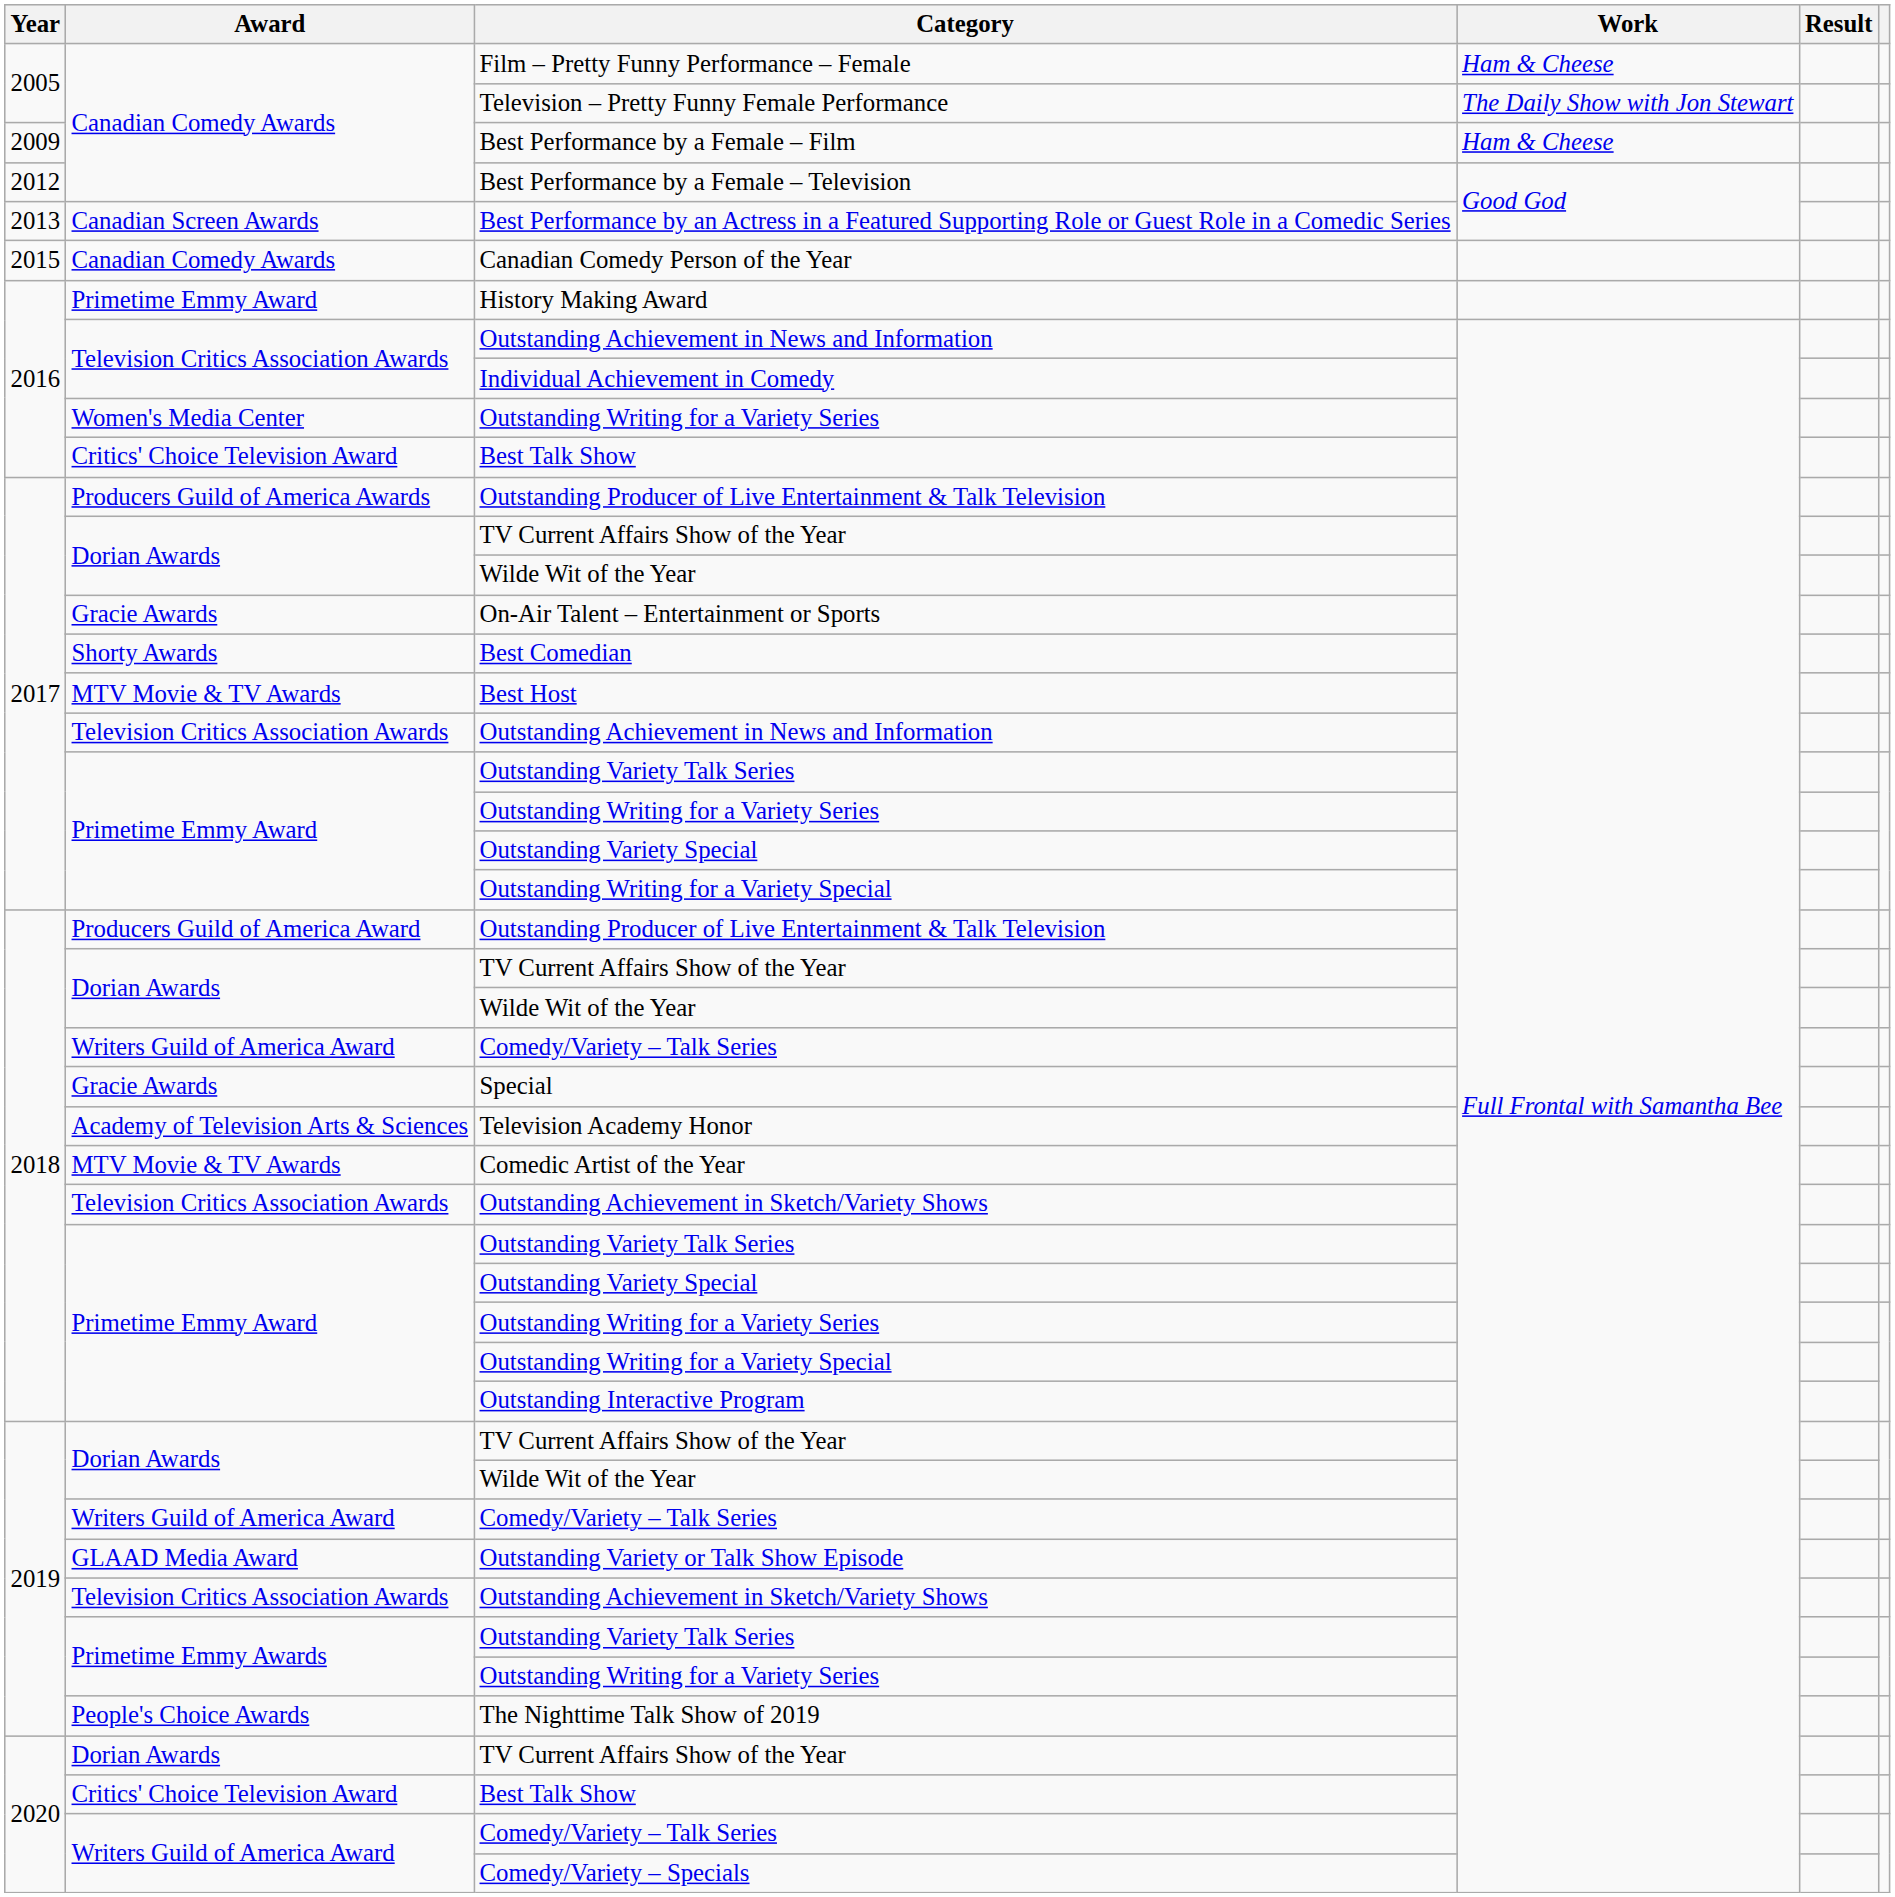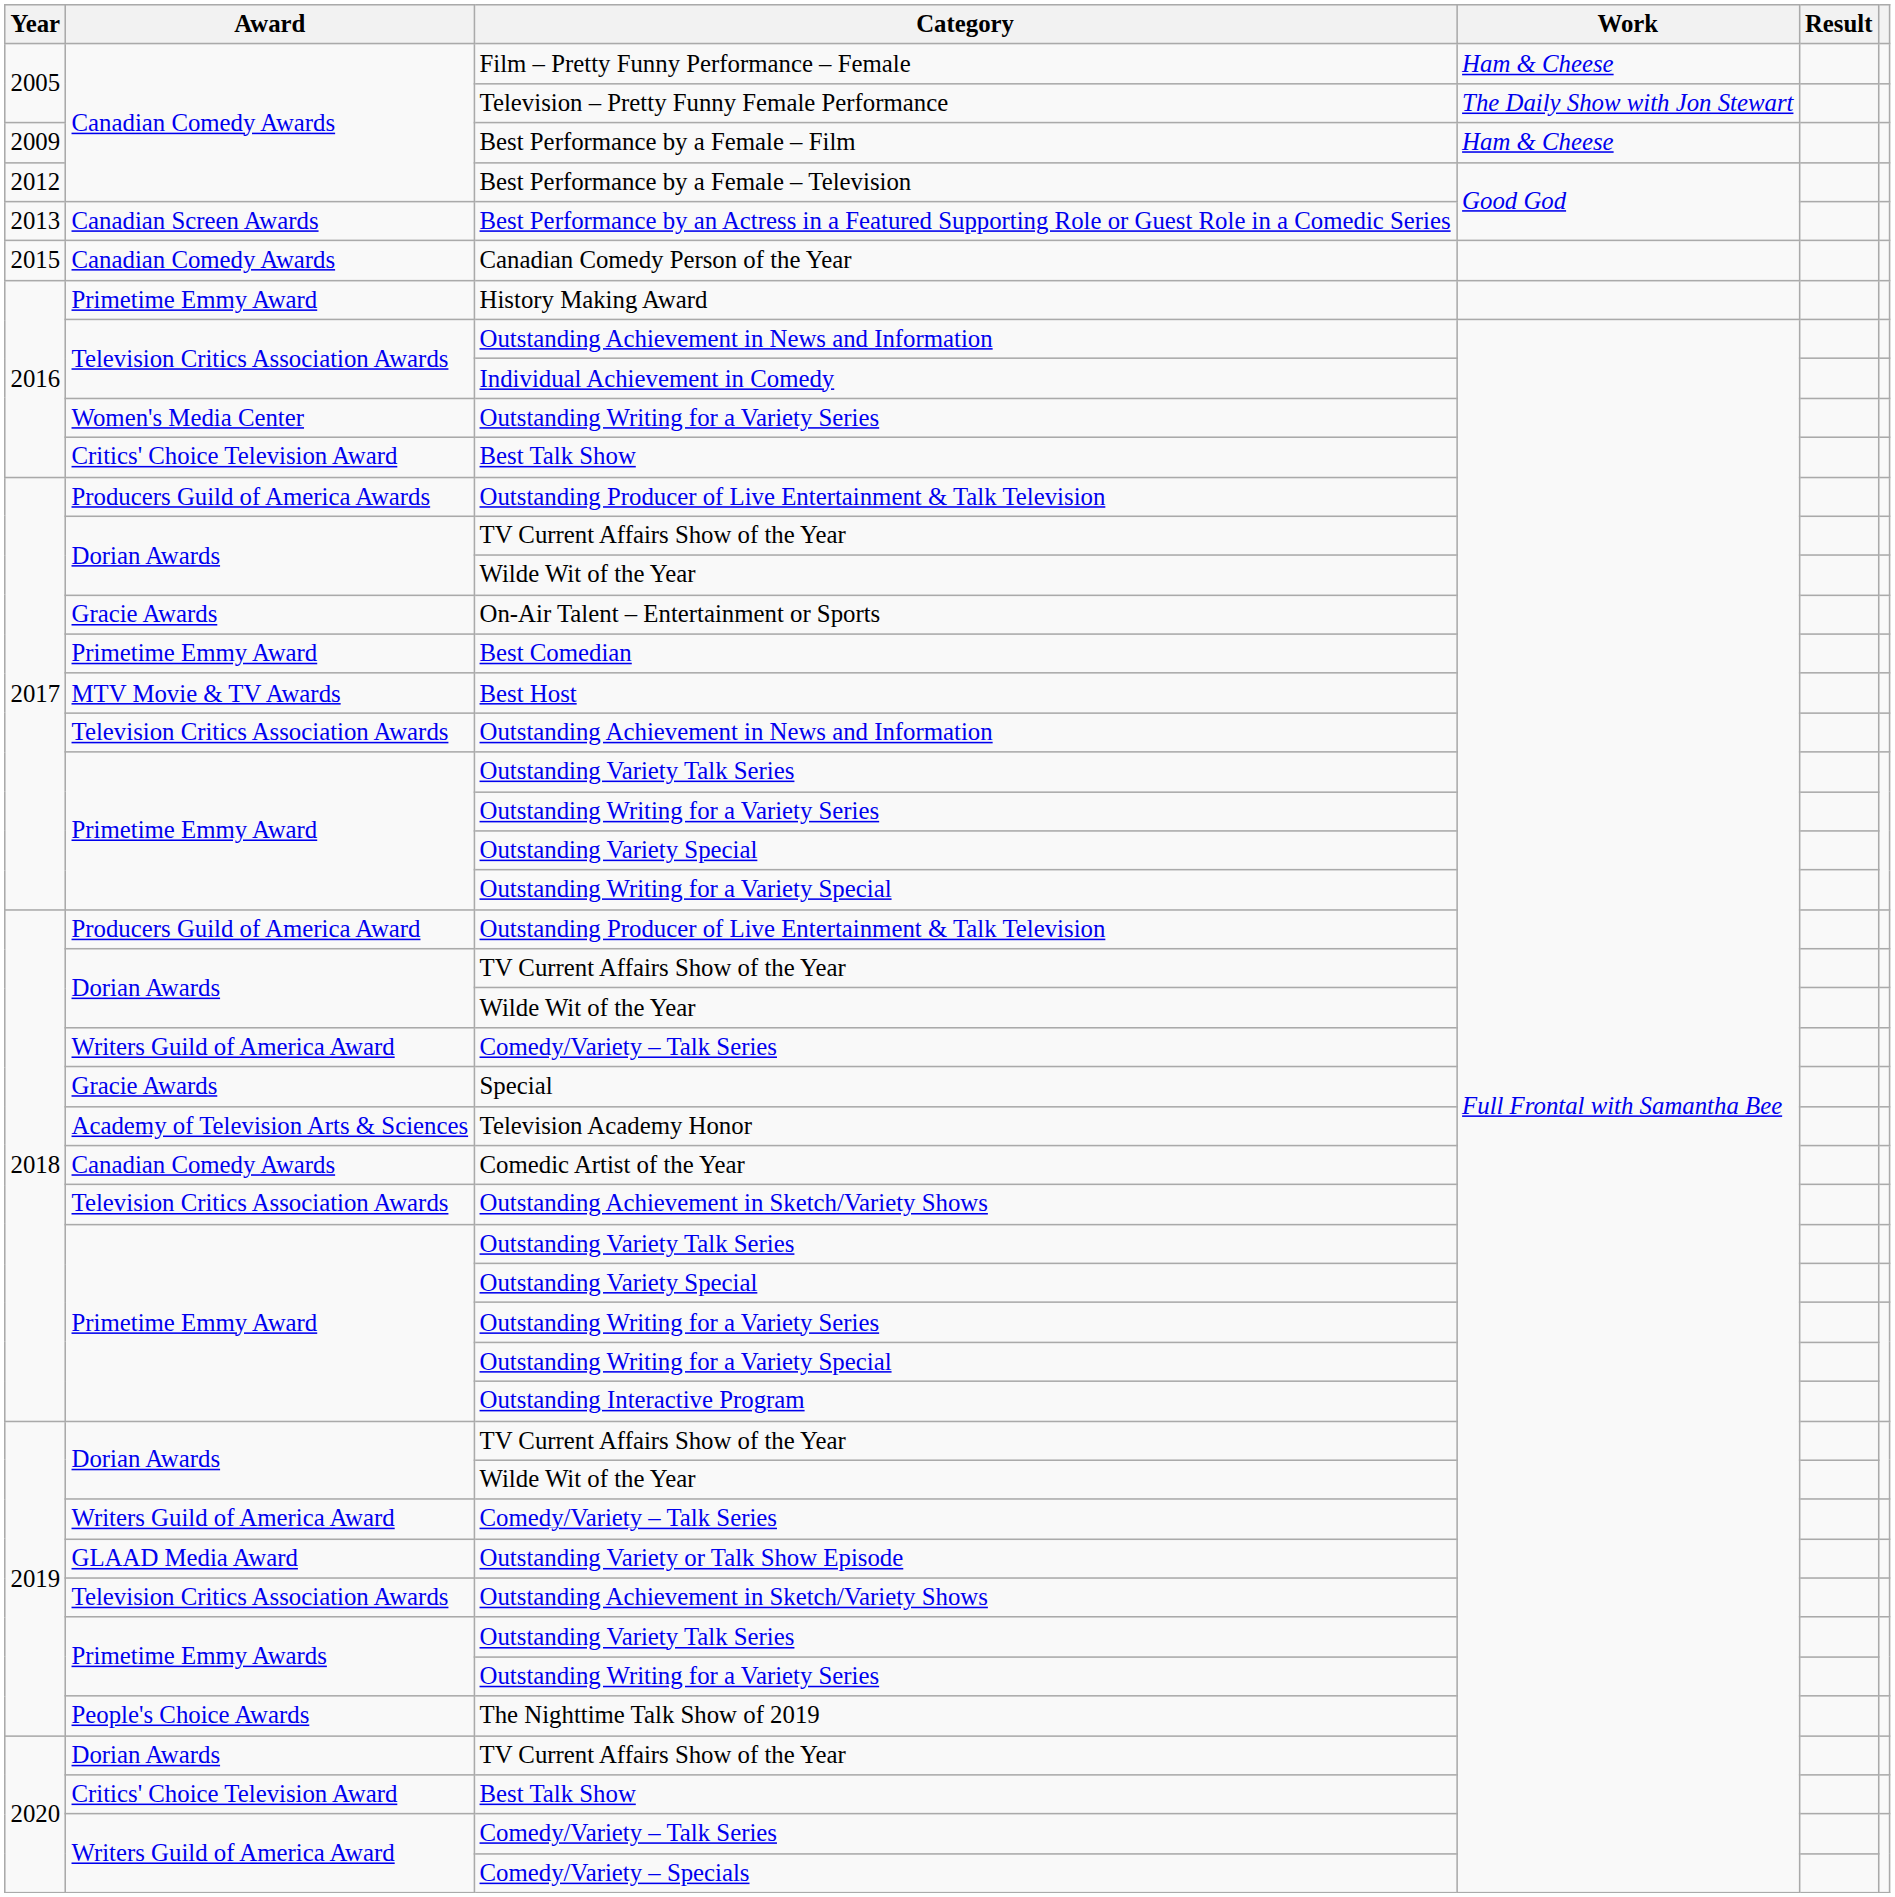(144, 653) Shorty Awards -> (194, 653) Primetime Emmy Award
(206, 1164) MTV Movie & TV Awards -> (203, 1164) Canadian Comedy Awards
